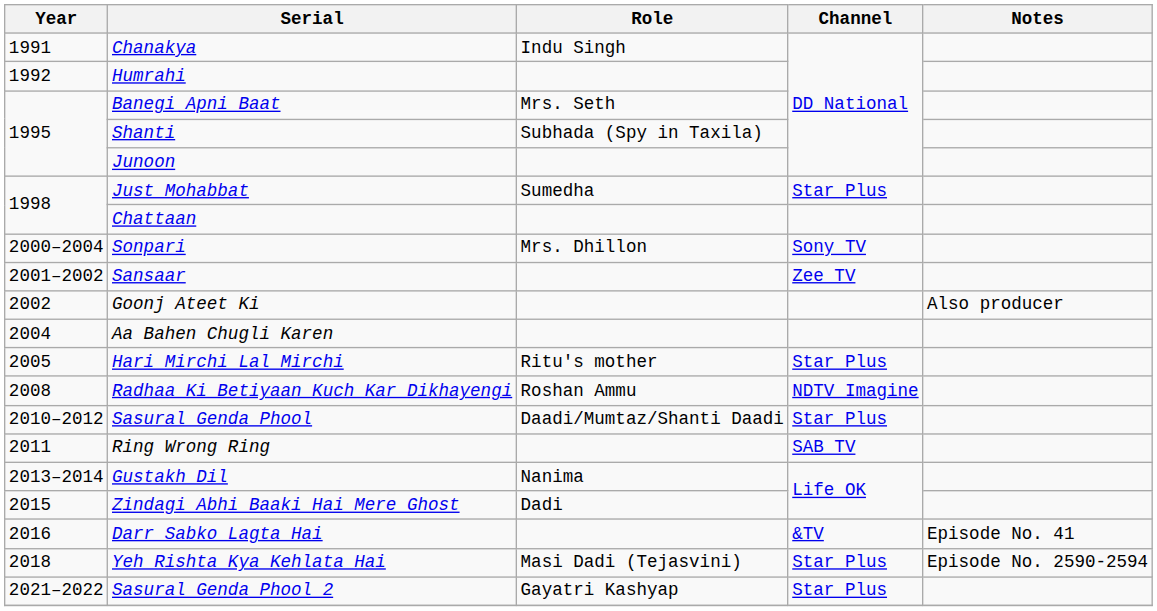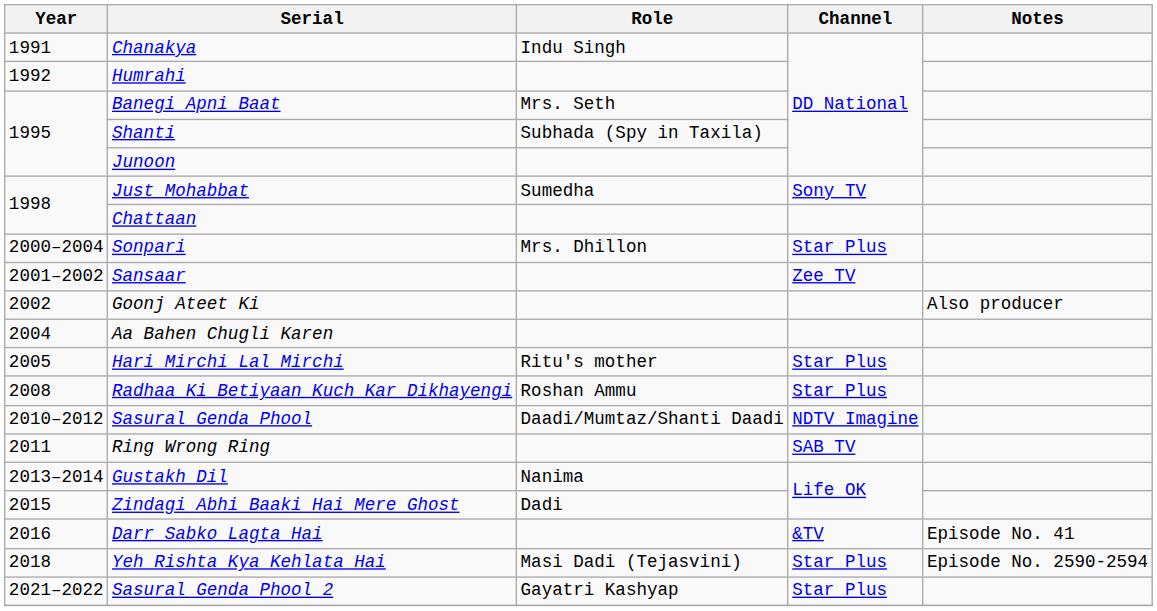(840, 191) Star Plus -> (829, 191) Sony TV
(829, 248) Sony TV -> (840, 248) Star Plus
(855, 391) NDTV Imagine -> (840, 391) Star Plus
(840, 419) Star Plus -> (855, 419) NDTV Imagine
